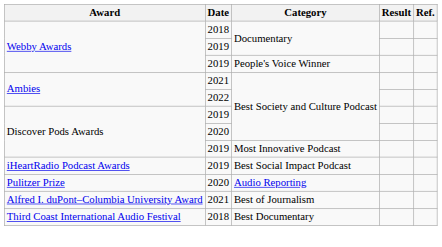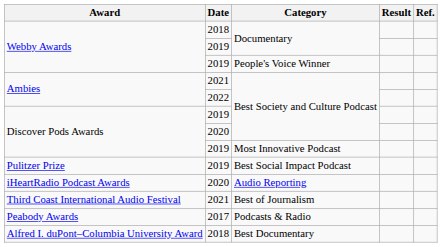(68, 166) iHeartRadio Podcast Awards -> (36, 166) Pulitzer Prize
(36, 183) Pulitzer Prize -> (68, 183) iHeartRadio Podcast Awards
(105, 200) Alfred I. duPont–Columbia University Award -> (94, 200) Third Coast International Audio Festival
+ row: (218, 217)
(94, 217) Third Coast International Audio Festival -> (105, 234) Alfred I. duPont–Columbia University Award
